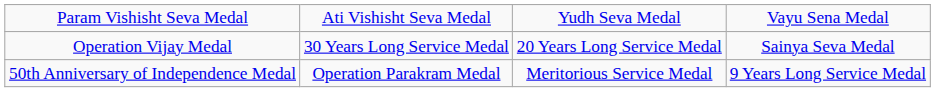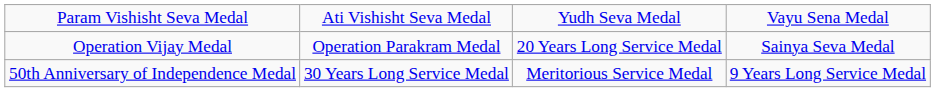(406, 45) 30 Years Long Service Medal -> (406, 45) Operation Parakram Medal
(406, 73) Operation Parakram Medal -> (406, 73) 30 Years Long Service Medal
